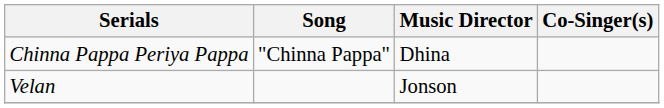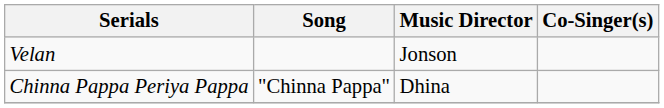rows swapped: (129, 53) <-> (32, 86)
